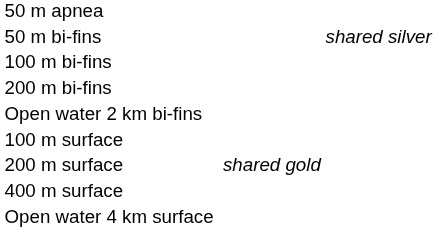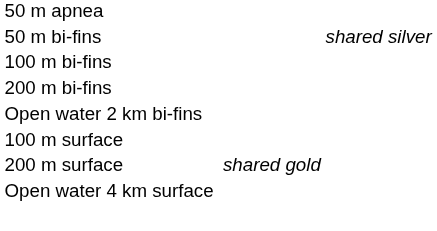- row: (64, 191)
